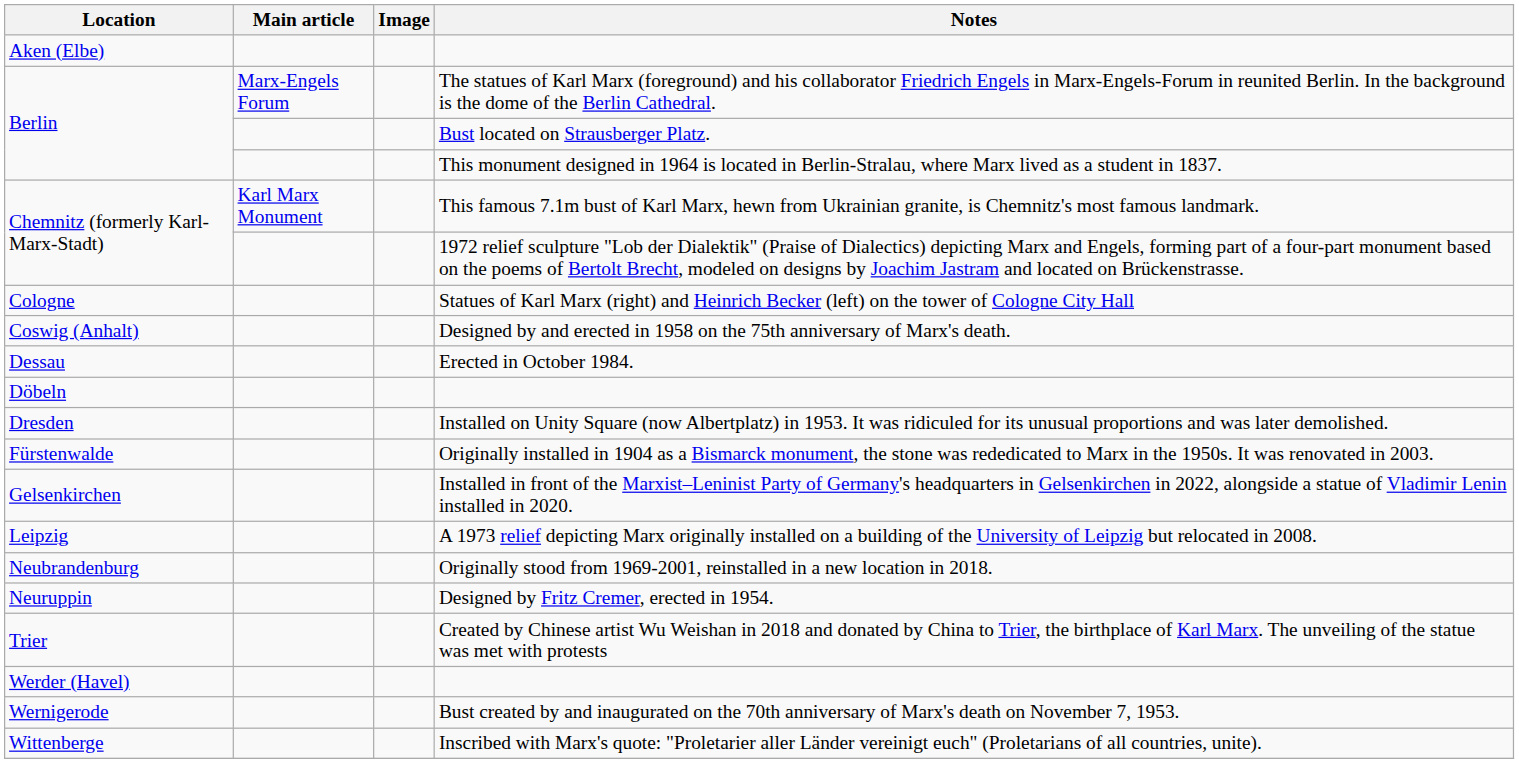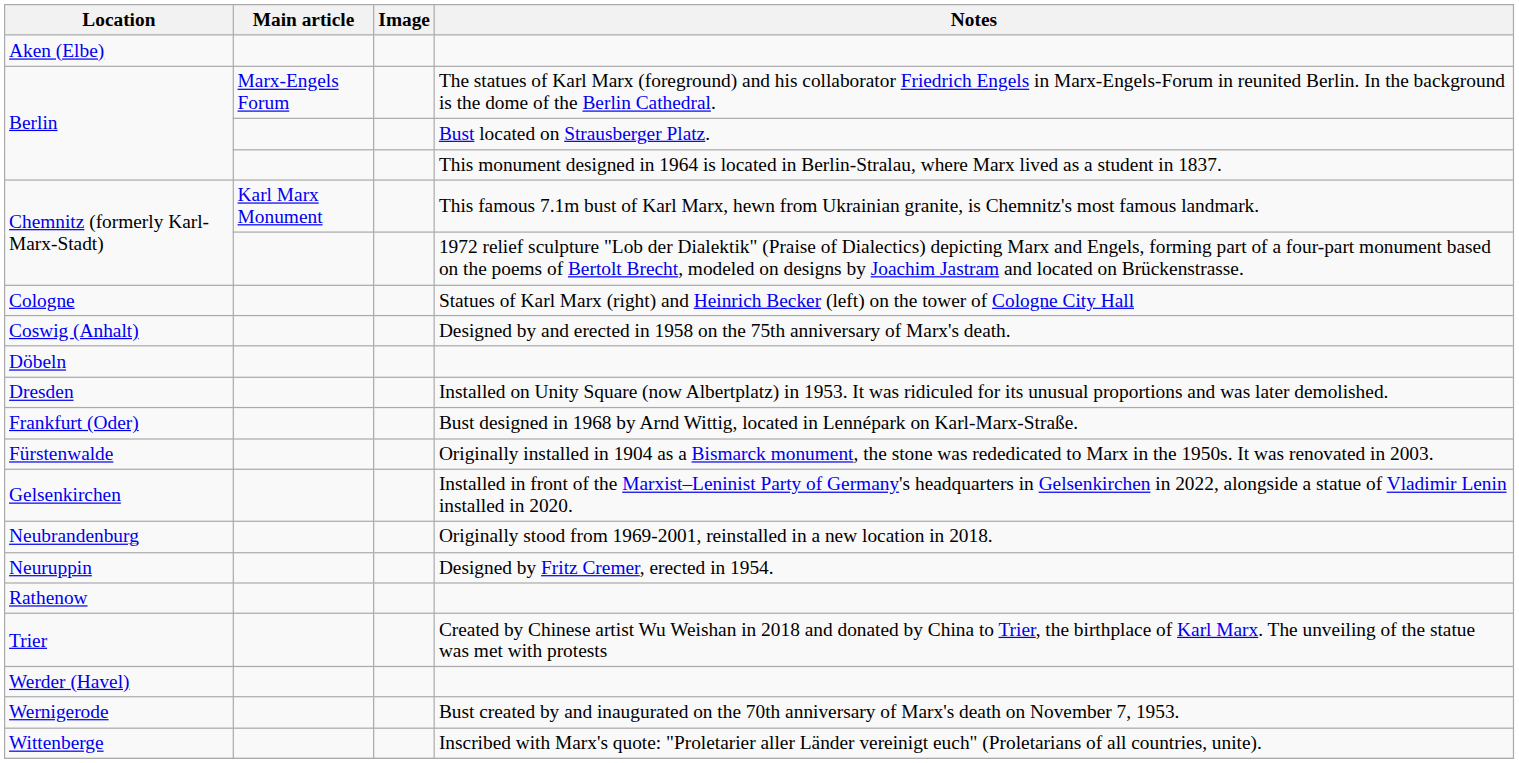- row: (37, 361)
+ row: (74, 422)
- row: (39, 536)
+ row: (48, 598)
